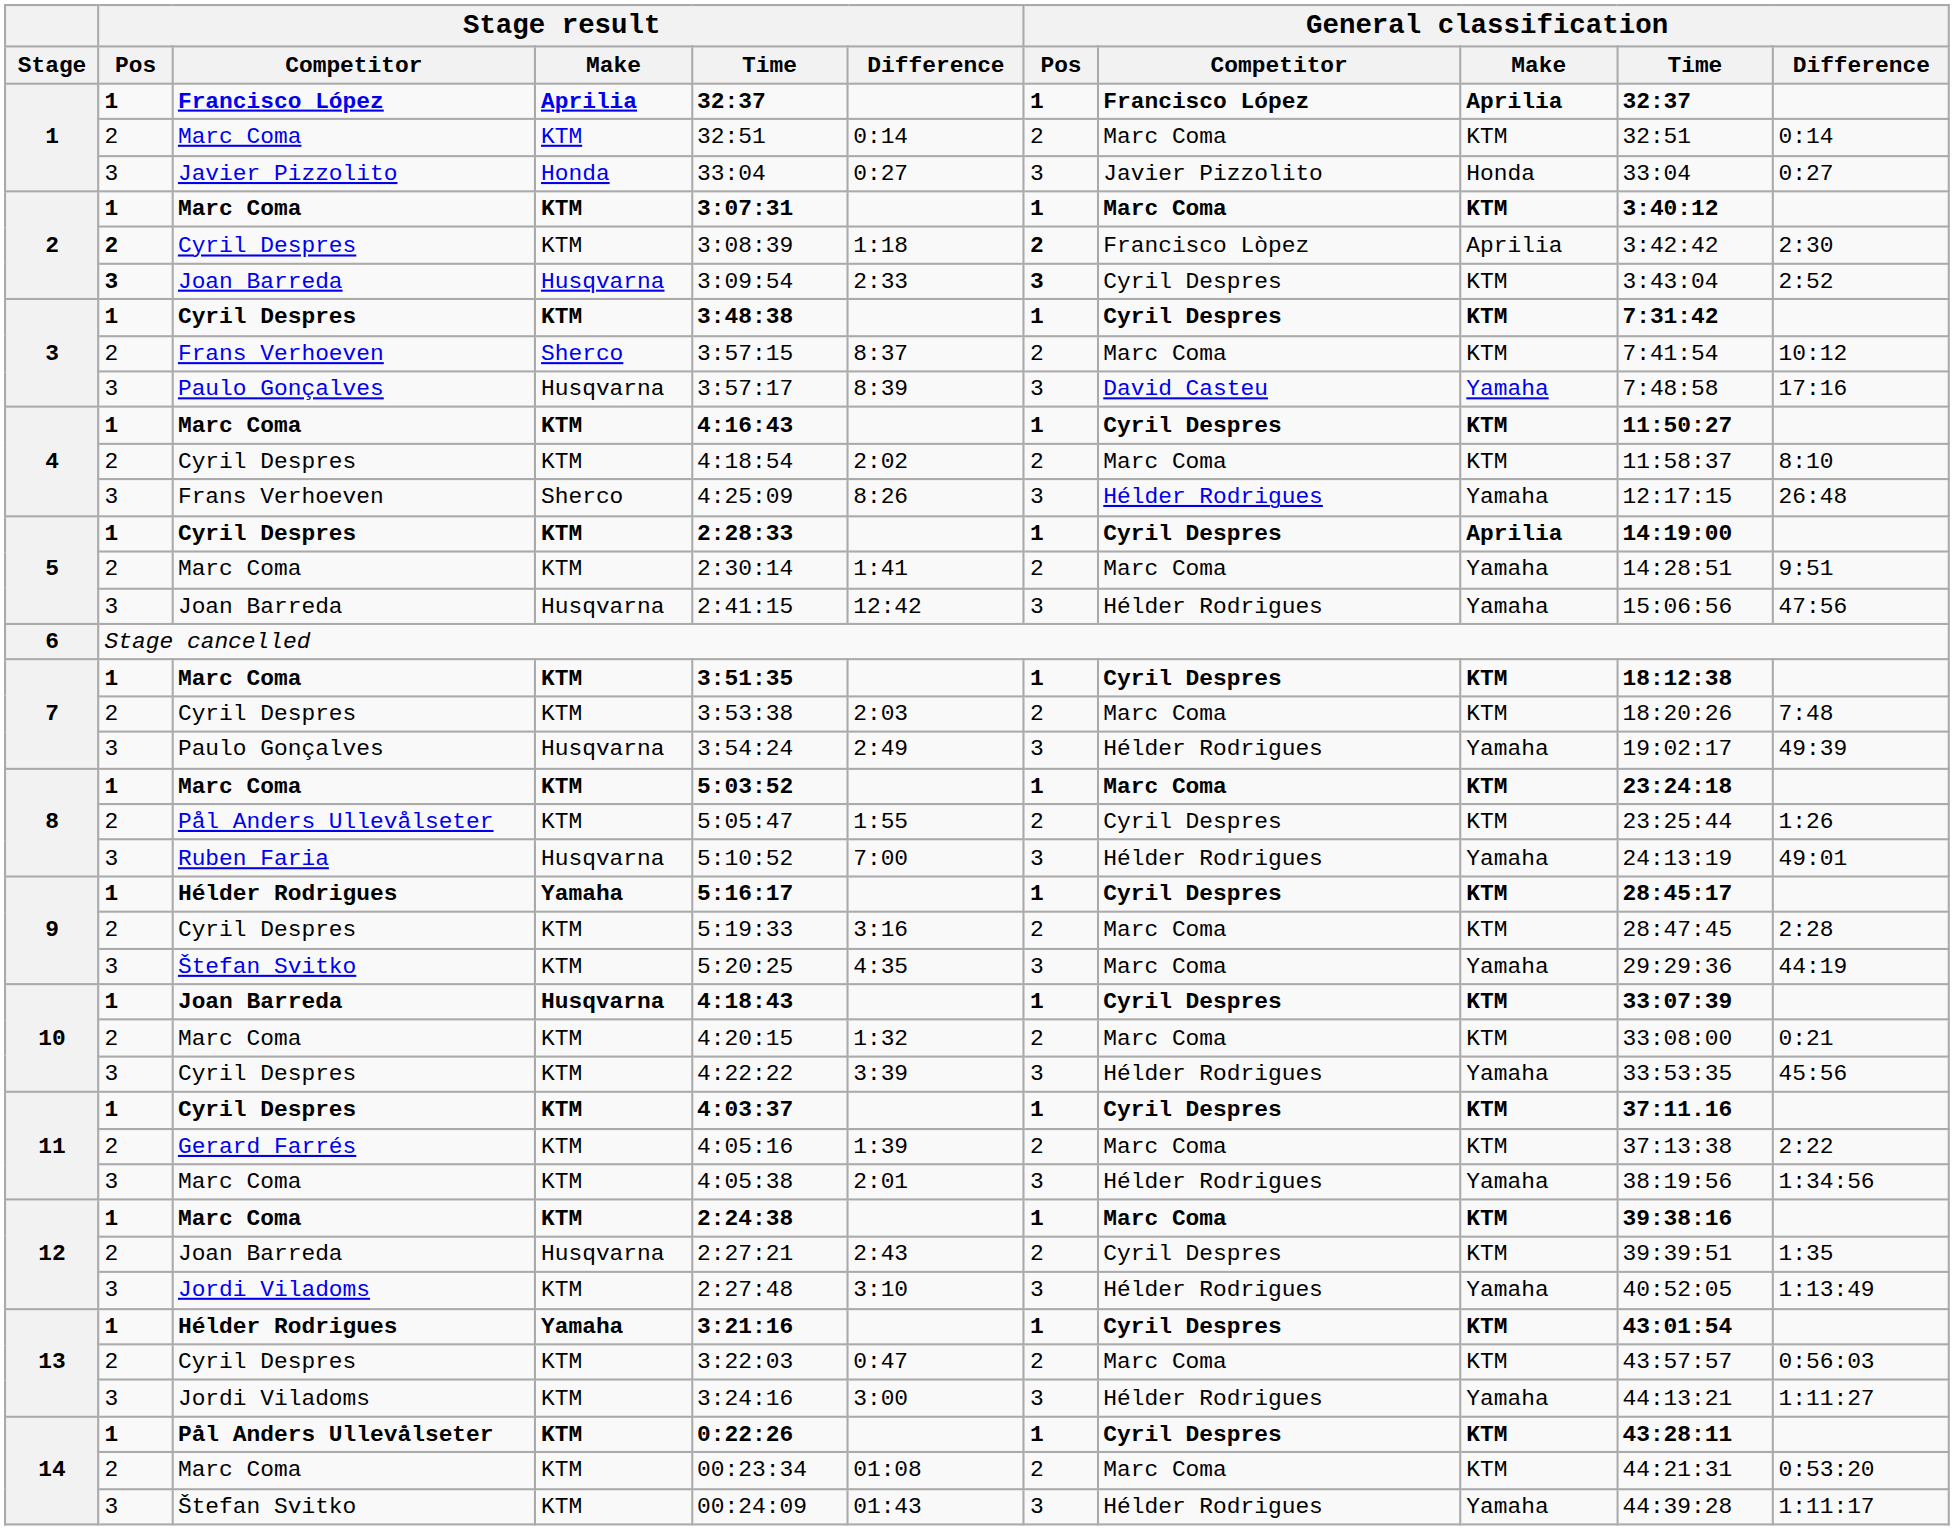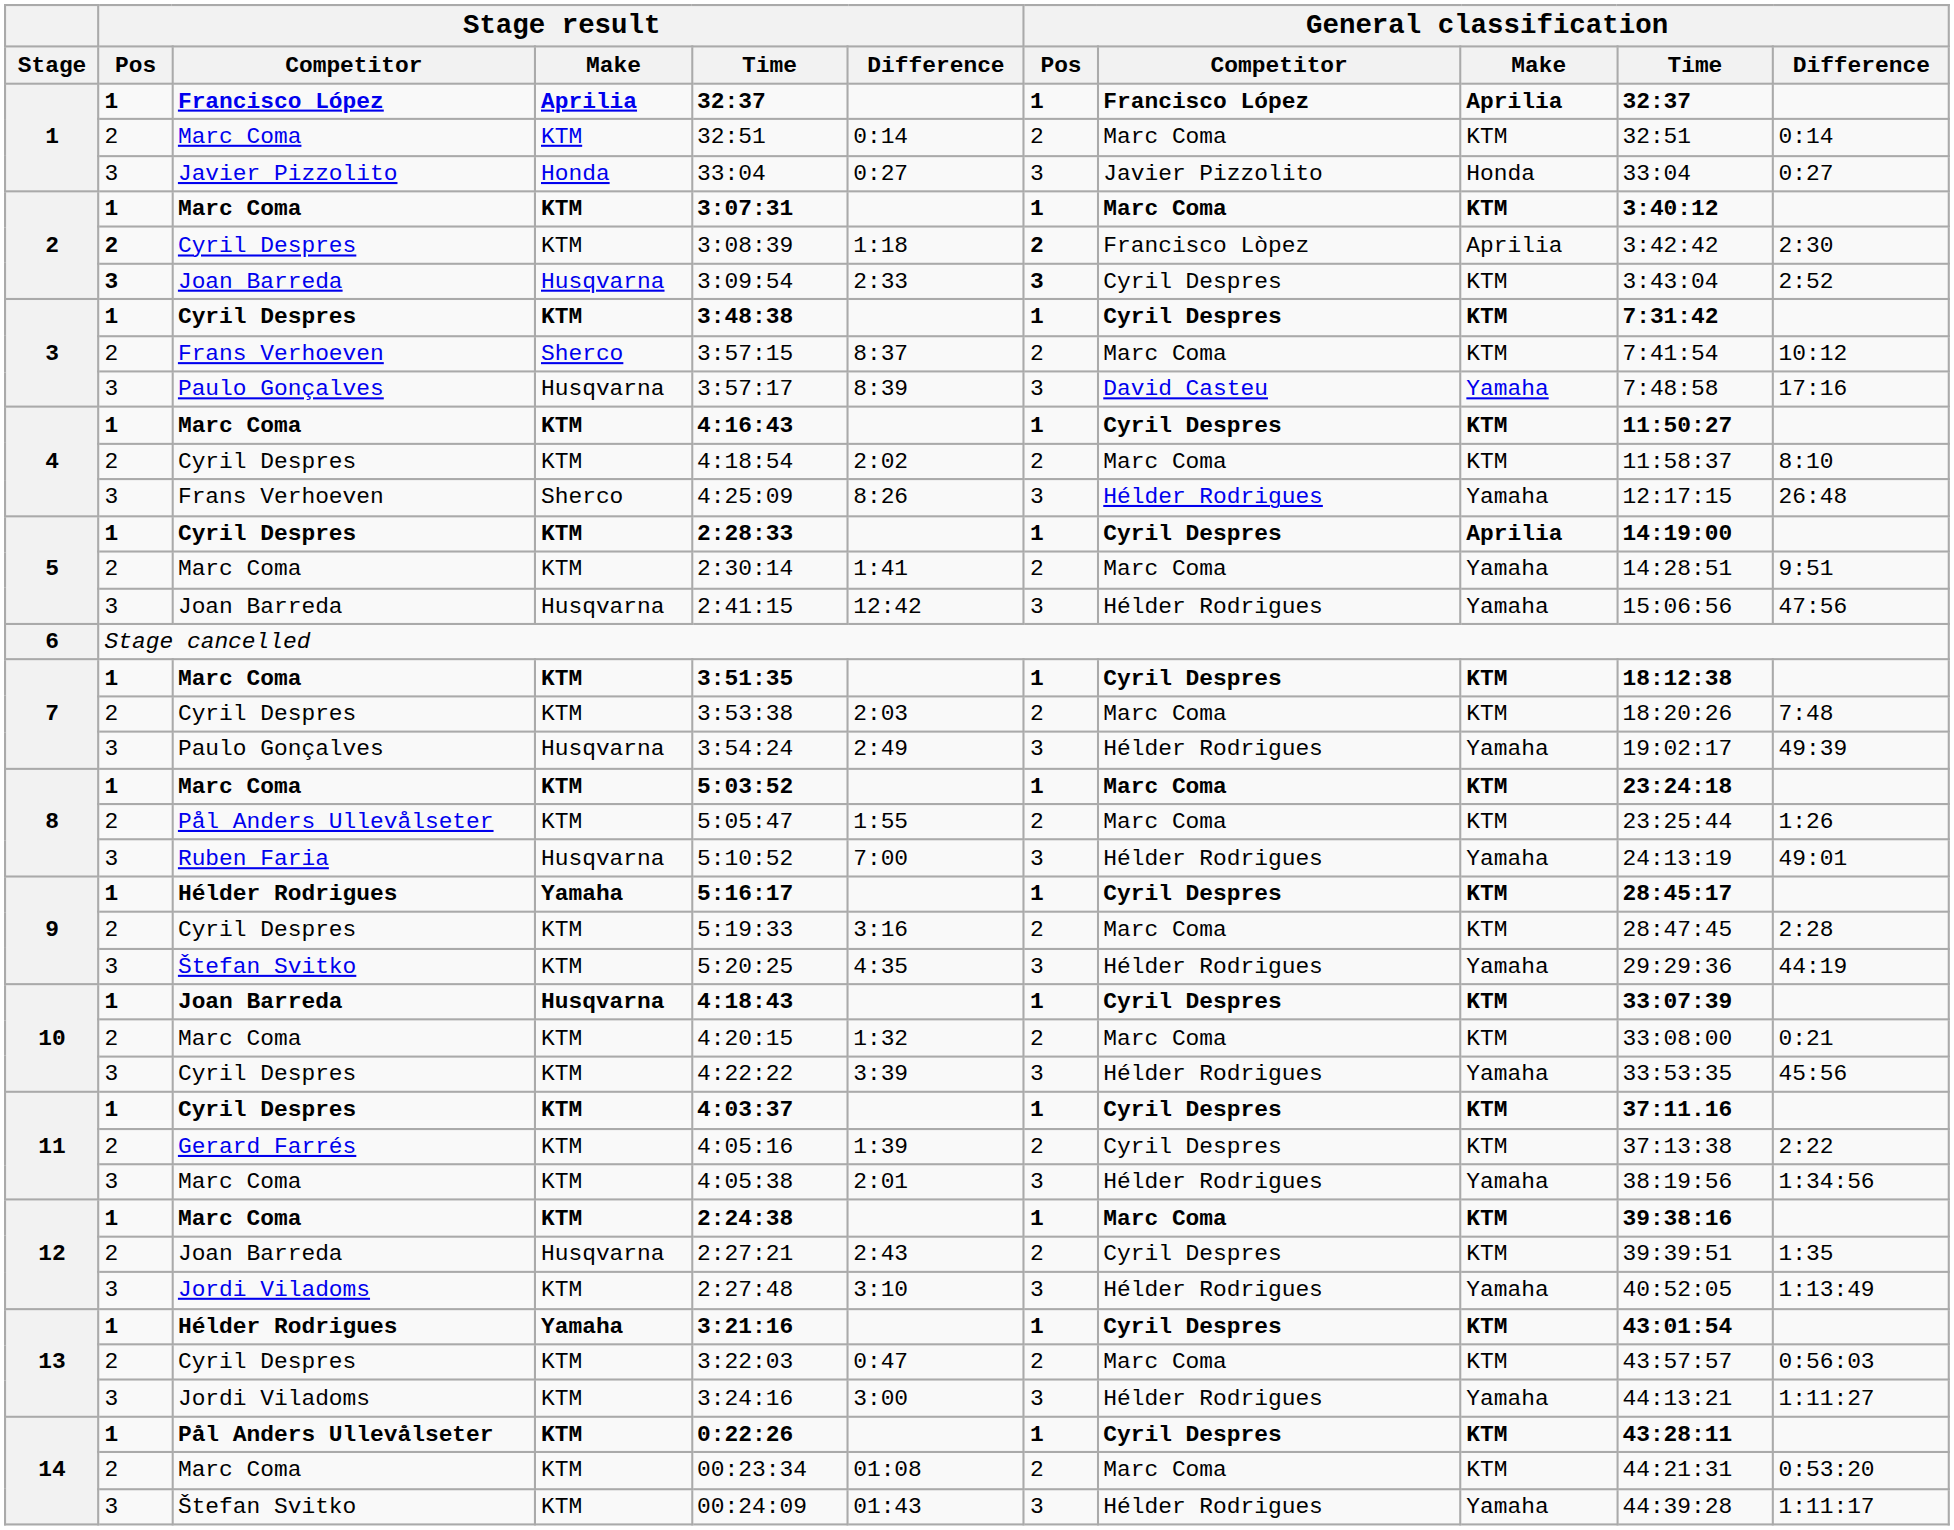(1192, 822) Cyril Despres -> (1165, 822) Marc Coma
(1165, 966) Marc Coma -> (1213, 966) Hélder Rodrigues
(1165, 1146) Marc Coma -> (1192, 1146) Cyril Despres
